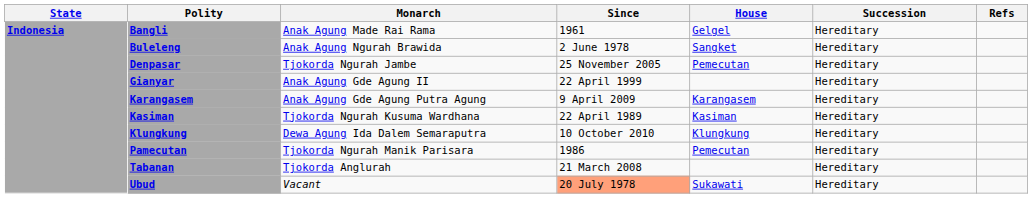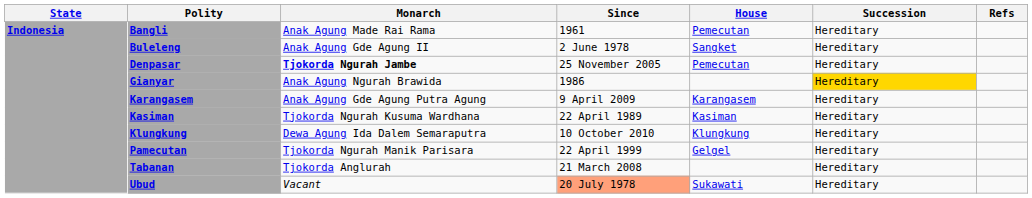(711, 30) Gelgel -> (721, 30) Pemecutan
(362, 47) Anak Agung Ngurah Brawida -> (356, 47) Anak Agung Gde Agung II
(350, 64) normal -> (350, 64) bold
(356, 82) Anak Agung Gde Agung II -> (362, 82) Anak Agung Ngurah Brawida
(601, 82) 22 April 1999 -> (572, 82) 1986
(847, 82) no background -> (847, 82) gold background
(572, 150) 1986 -> (601, 150) 22 April 1999
(721, 150) Pemecutan -> (711, 150) Gelgel
